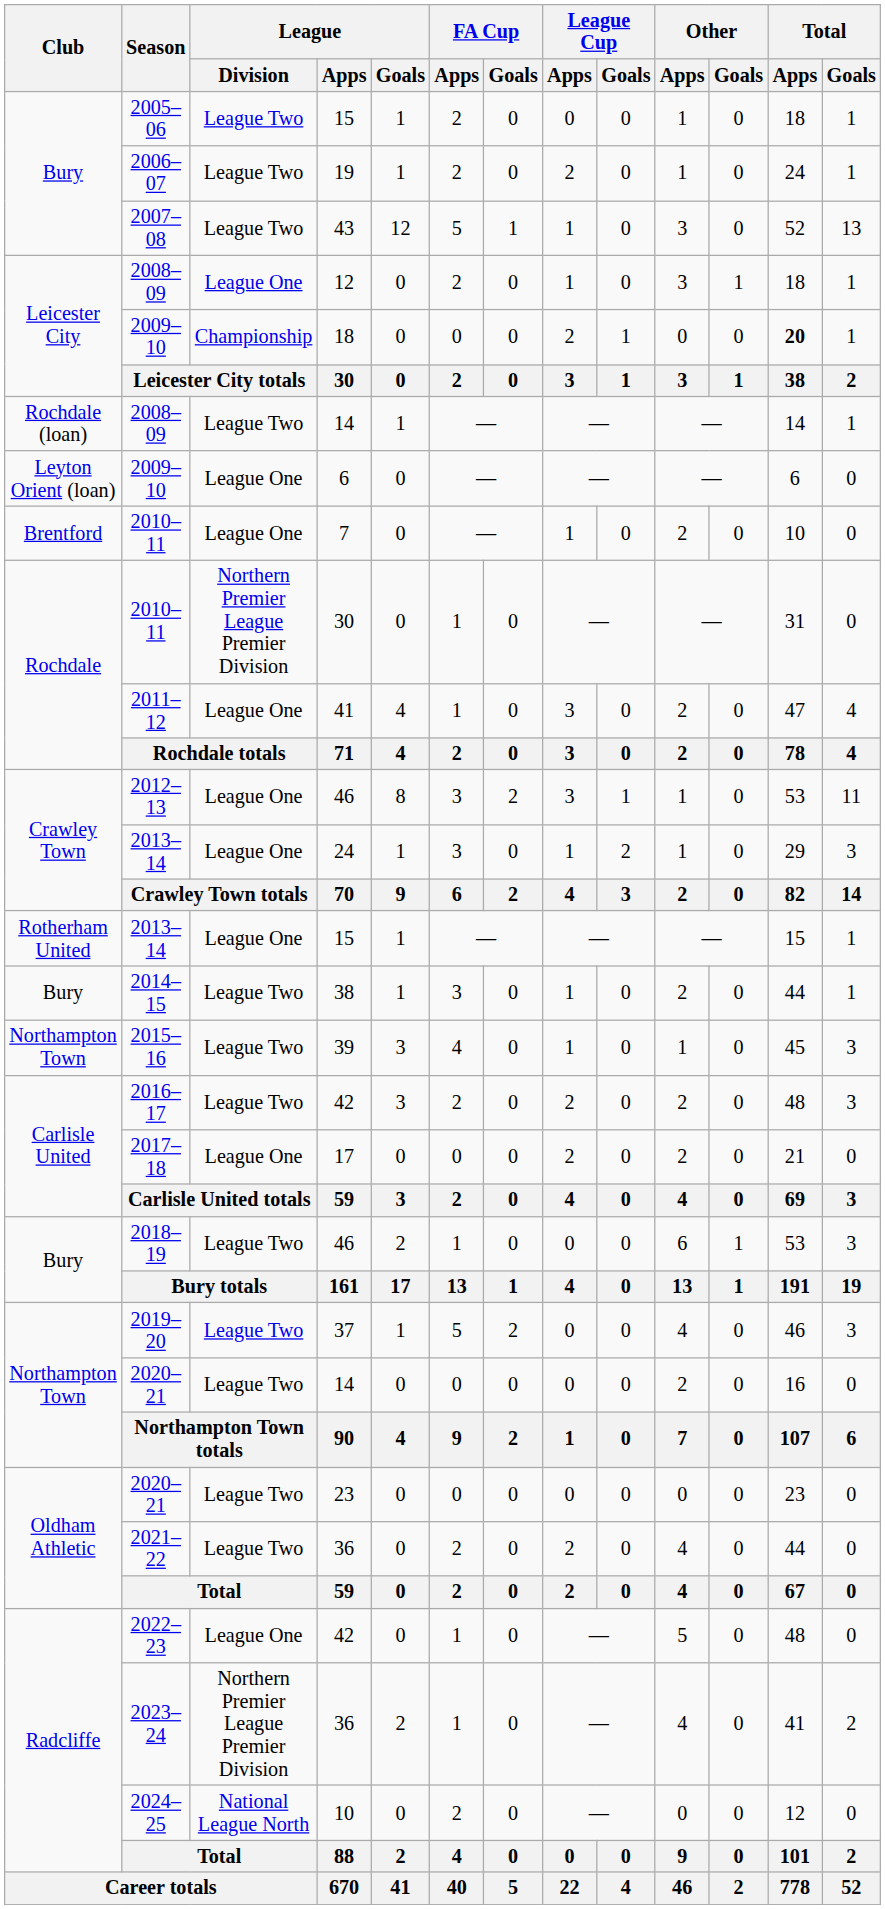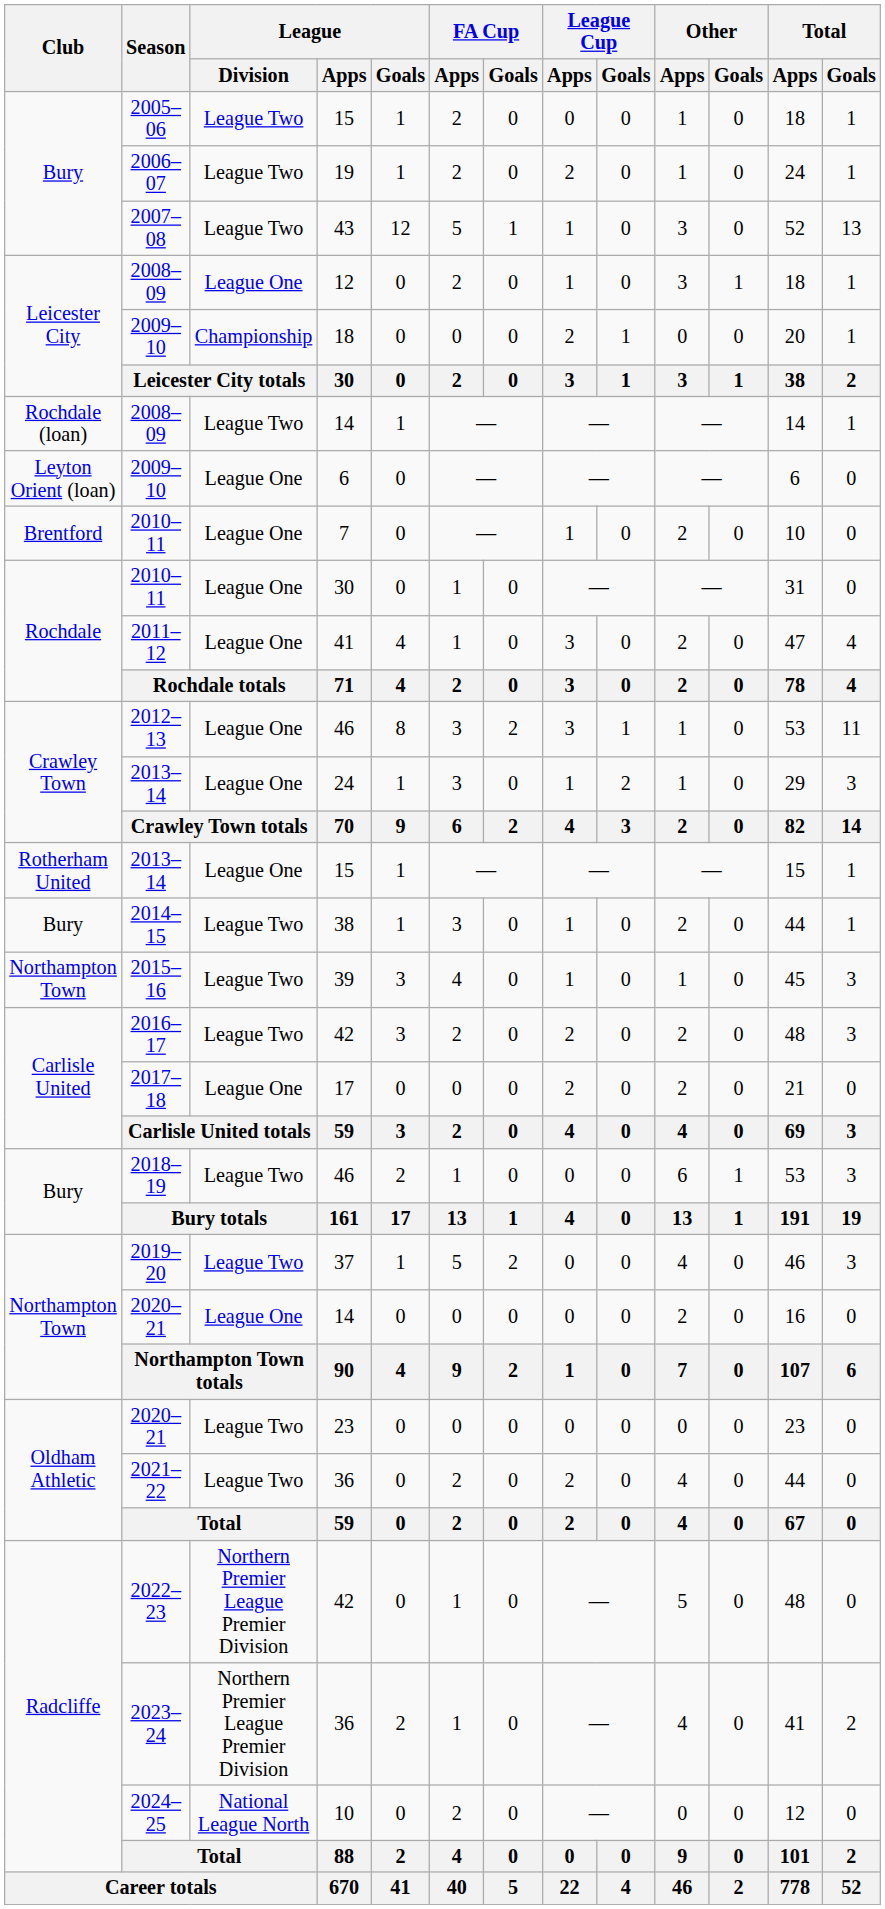(795, 337) bold -> (795, 337) normal
(254, 621) Northern Premier League Premier Division -> (254, 587) League One
(254, 1384) League Two -> (254, 1316) League One
(254, 1635) League One -> (254, 1601) Northern Premier League Premier Division
